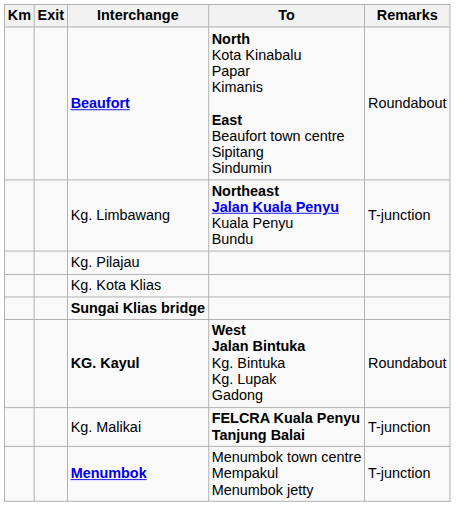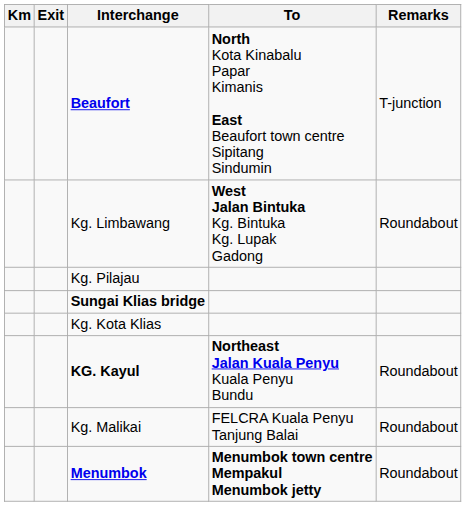(407, 103) Roundabout -> (410, 103) T-junction
(275, 215) Northeast Jalan Kuala Penyu Kuala Penyu Bundu -> (259, 223) West Jalan Bintuka Kg. Bintuka Kg. Lupak Gadong
(399, 215) T-junction -> (418, 223) Roundabout
rows swapped: (138, 308) <-> (116, 285)
(259, 363) West Jalan Bintuka Kg. Bintuka Kg. Lupak Gadong -> (275, 371) Northeast Jalan Kuala Penyu Kuala Penyu Bundu
(286, 426) bold -> (283, 426) normal
(399, 426) T-junction -> (418, 426) Roundabout
(287, 474) normal -> (292, 474) bold
(399, 474) T-junction -> (418, 474) Roundabout
